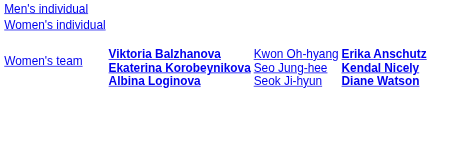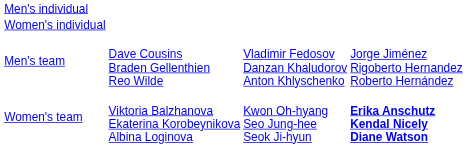+ row: (35, 61)
(180, 68) bold -> (174, 124) normal
